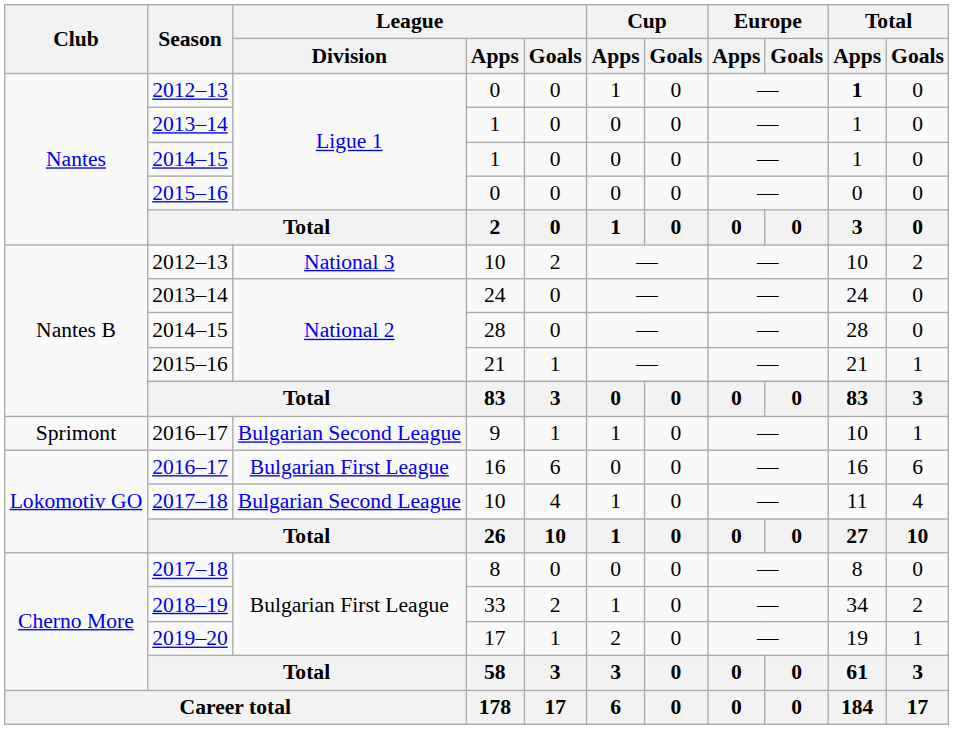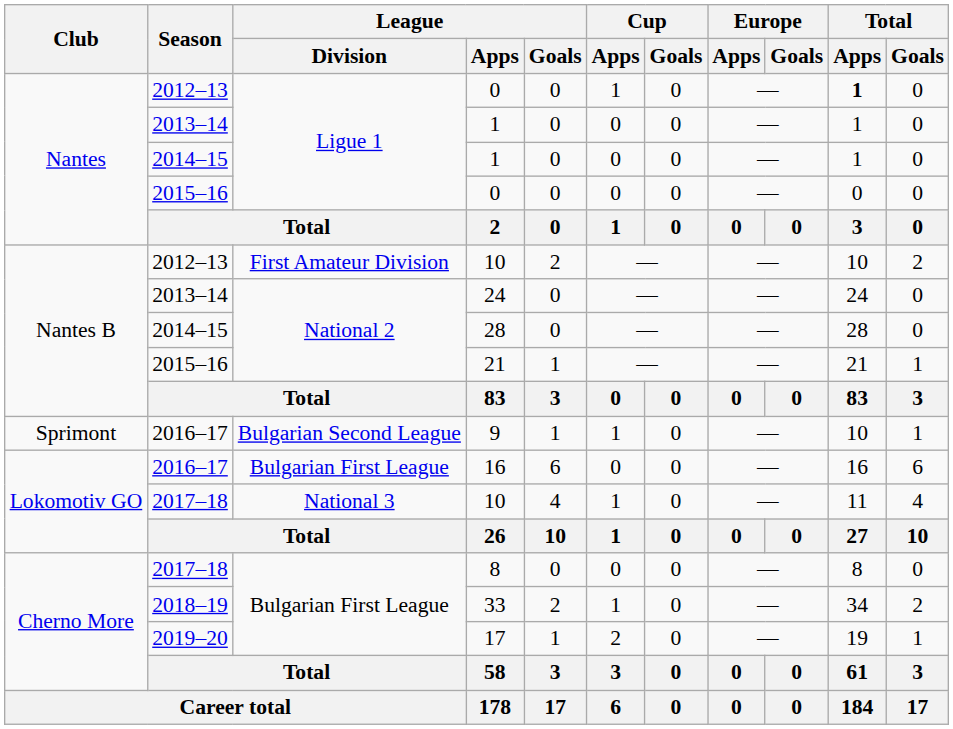(349, 261) National 3 -> (349, 261) First Amateur Division
(349, 501) Bulgarian Second League -> (349, 501) National 3
